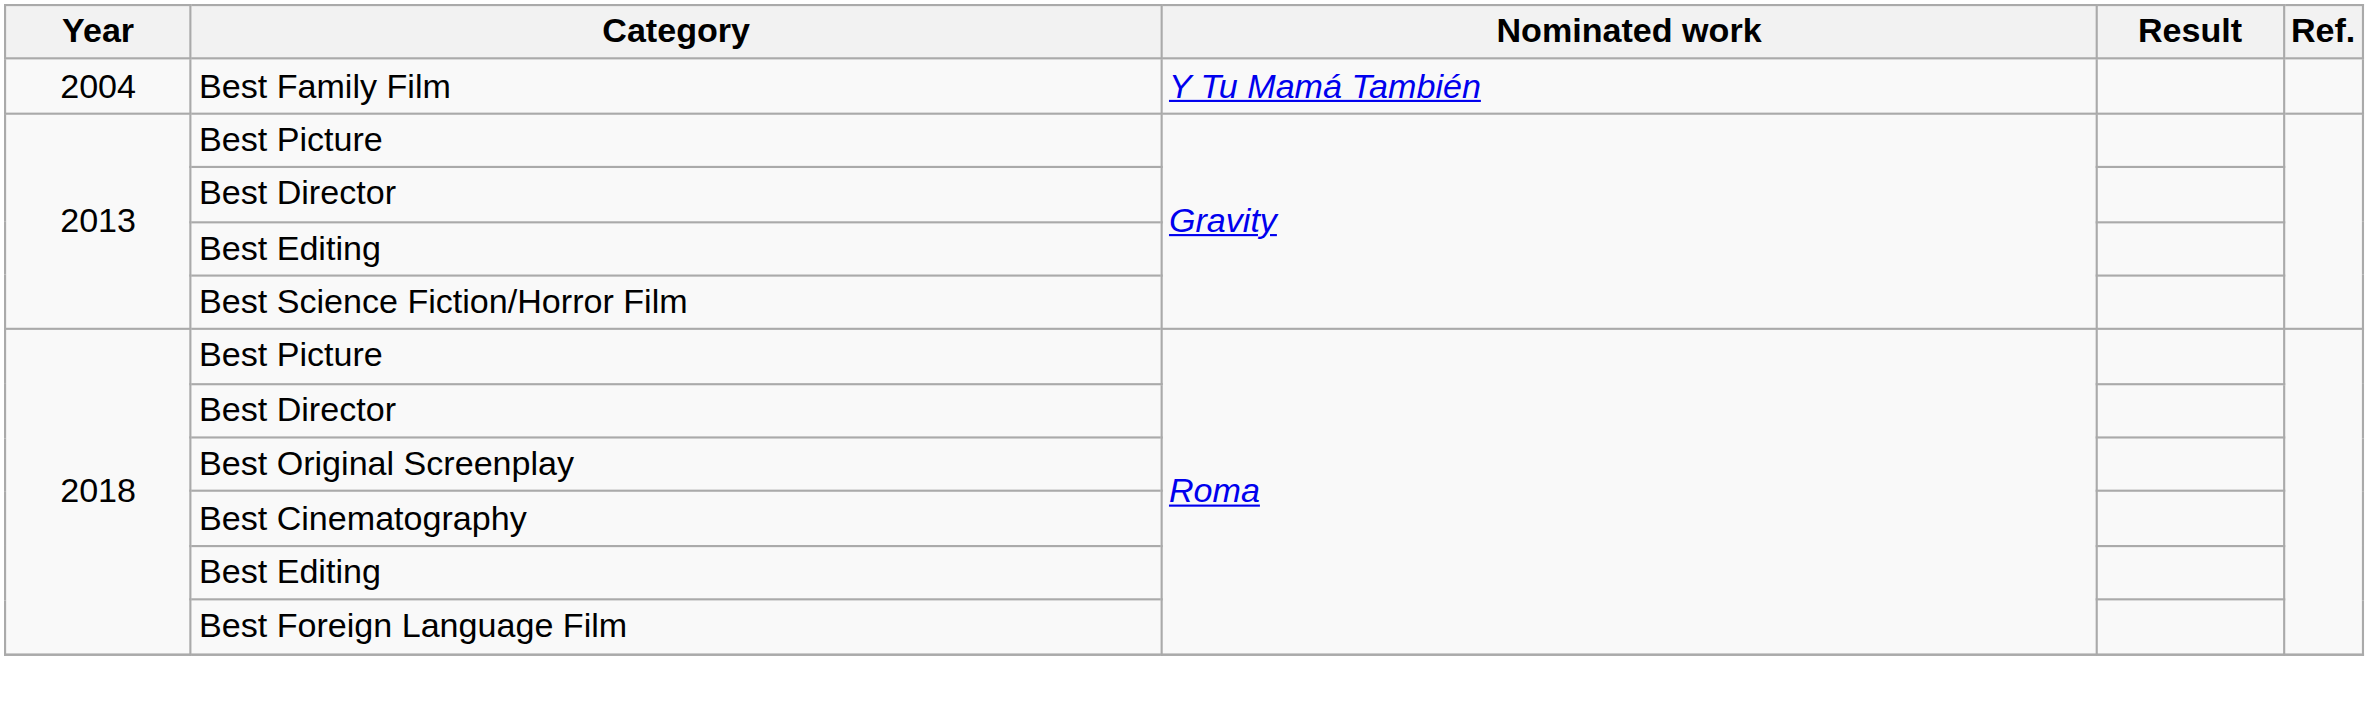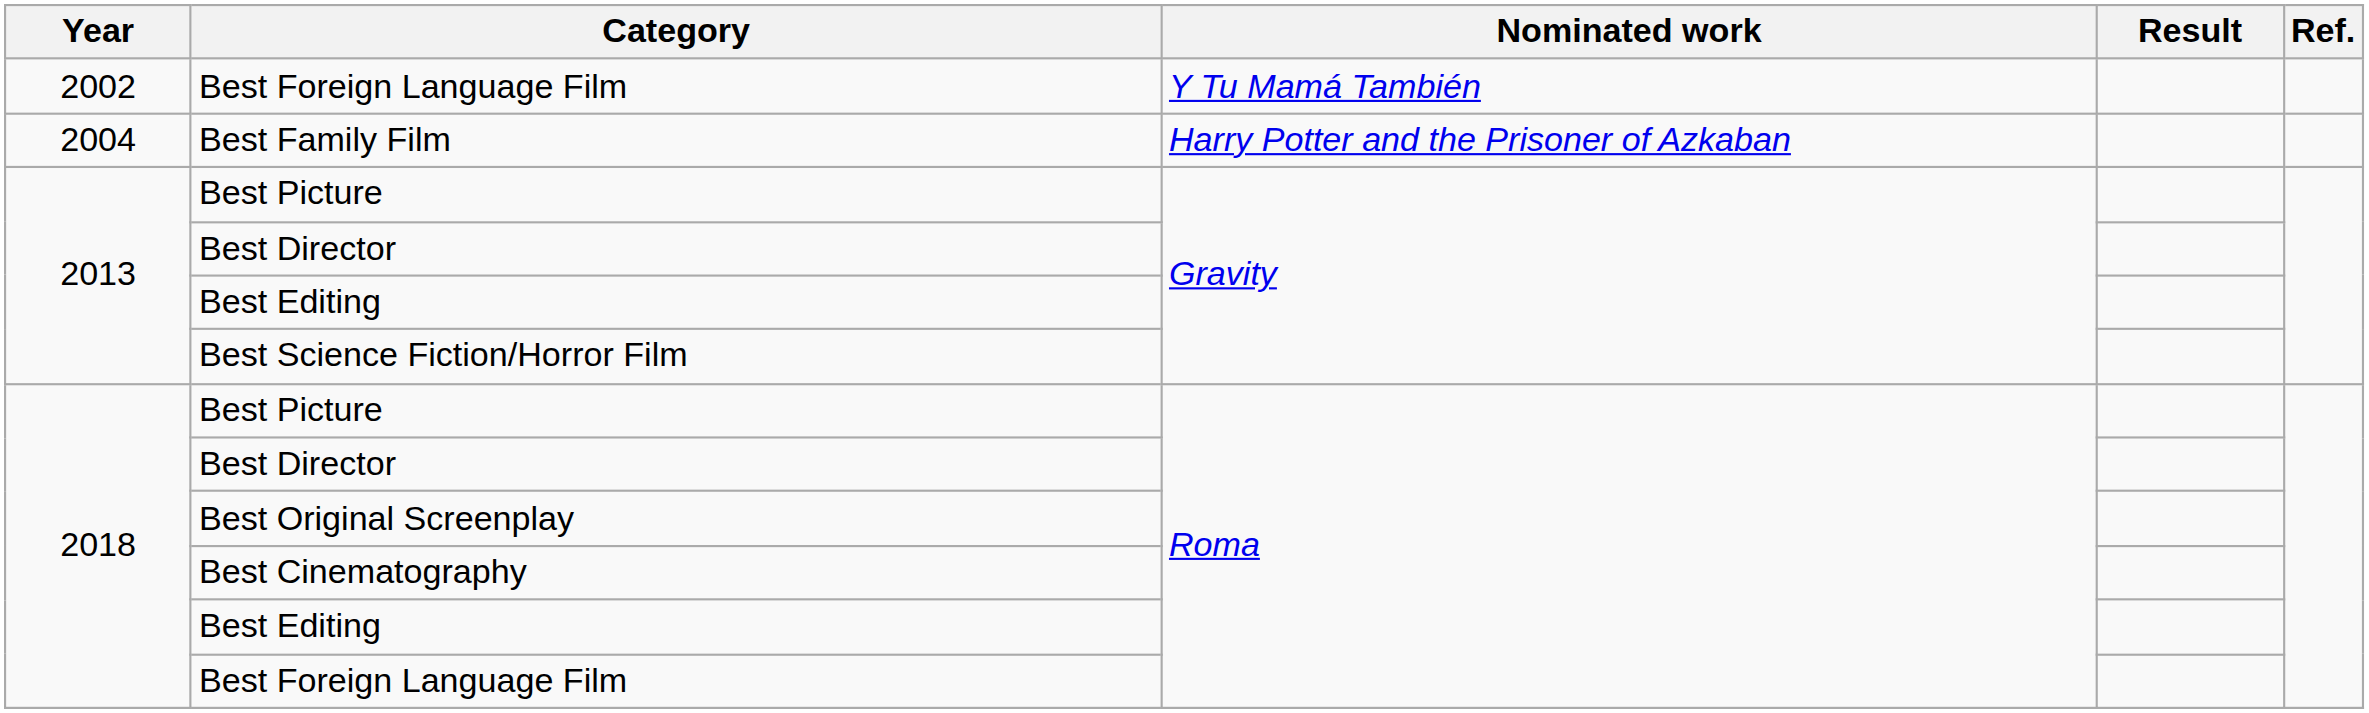+ row: (98, 85)
(1325, 85) Y Tu Mamá También -> (1480, 139) Harry Potter and the Prisoner of Azkaban
